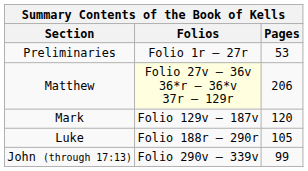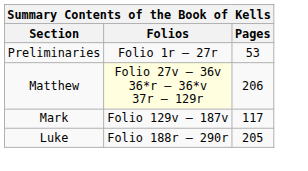(282, 119) 120 -> (253, 119) 117
(282, 138) 105 -> (253, 138) 205
- row: (70, 157)
